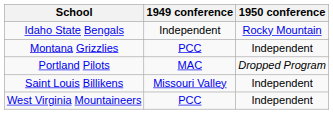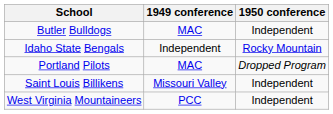+ row: (74, 30)
- row: (74, 48)
